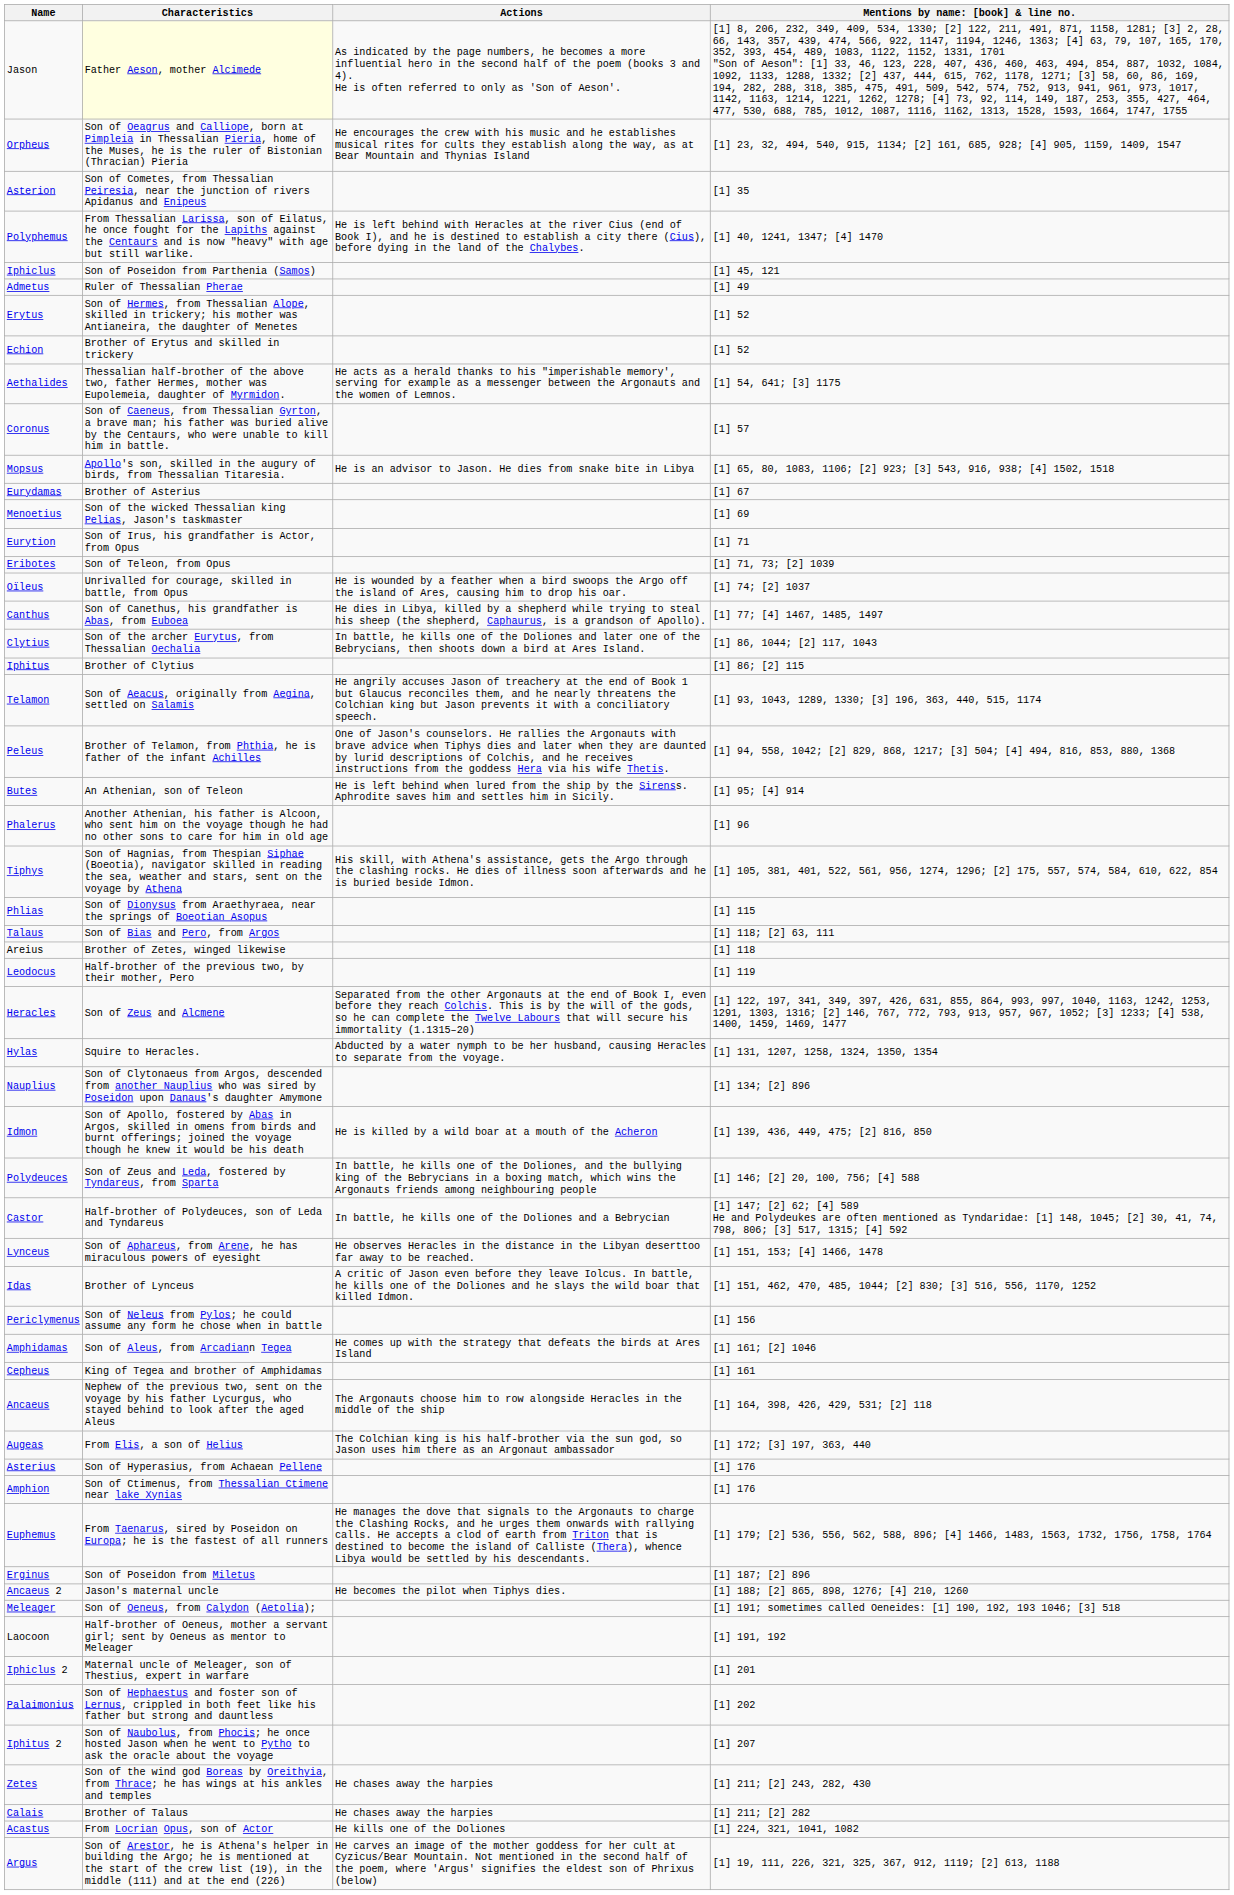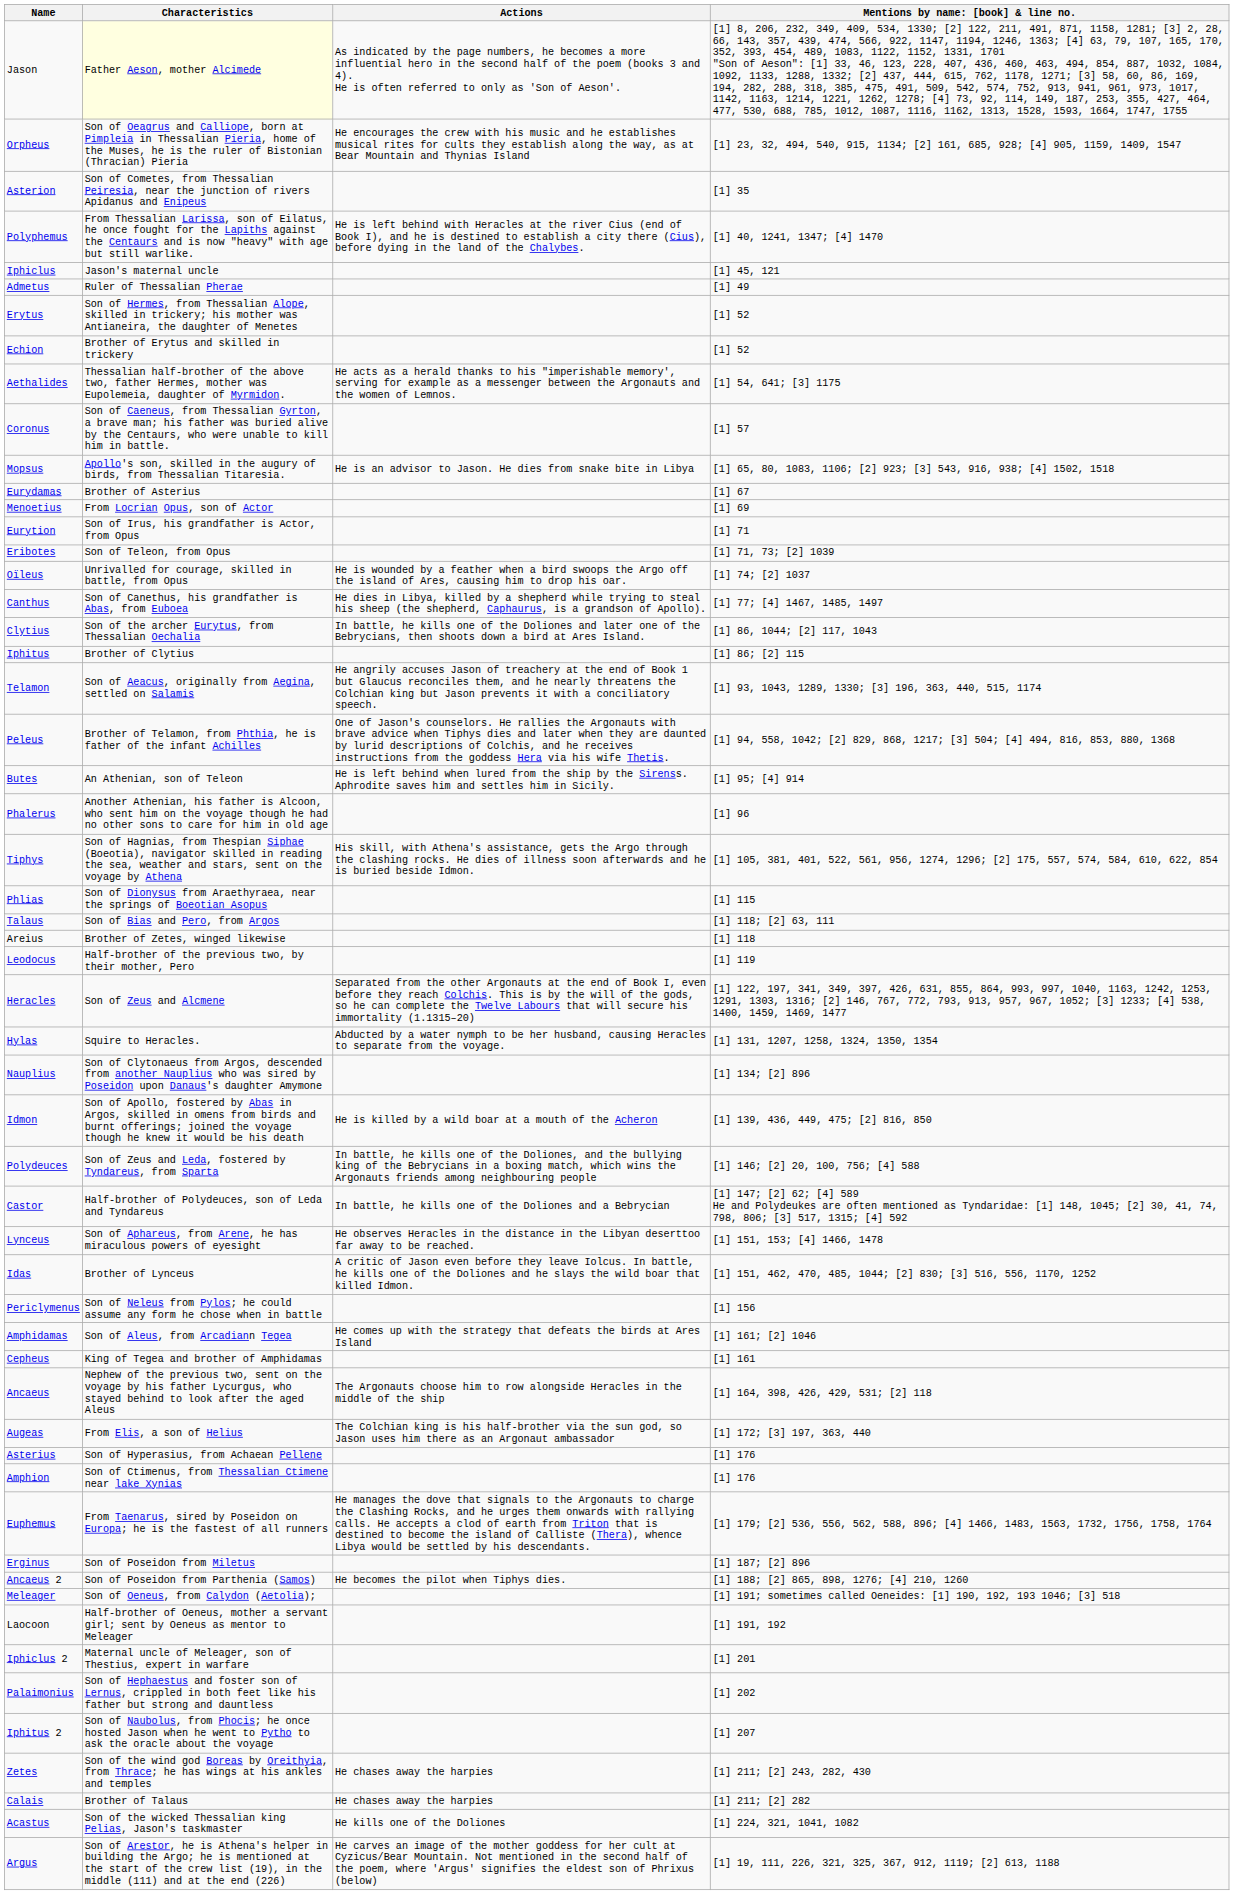(200, 271) Son of Poseidon from Parthenia (Samos) -> (152, 271) Jason's maternal uncle
(185, 514) Son of the wicked Thessalian king Pelias, Jason's taskmaster -> (179, 508) From Locrian Opus, son of Actor
(152, 1592) Jason's maternal uncle -> (200, 1580) Son of Poseidon from Parthenia (Samos)
(179, 1829) From Locrian Opus, son of Actor -> (185, 1824) Son of the wicked Thessalian king Pelias, Jason's taskmaster
